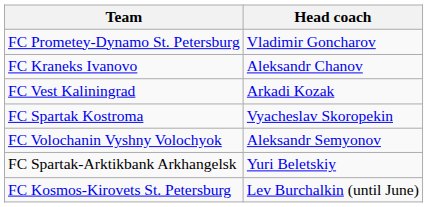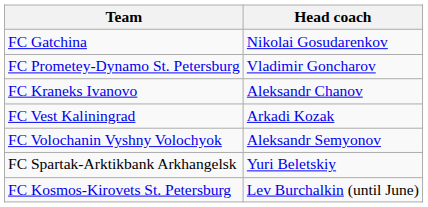+ row: (48, 41)
- row: (76, 115)
